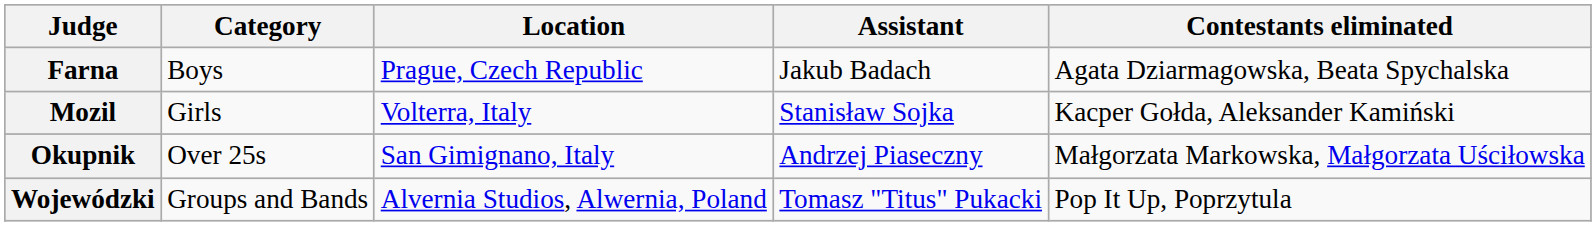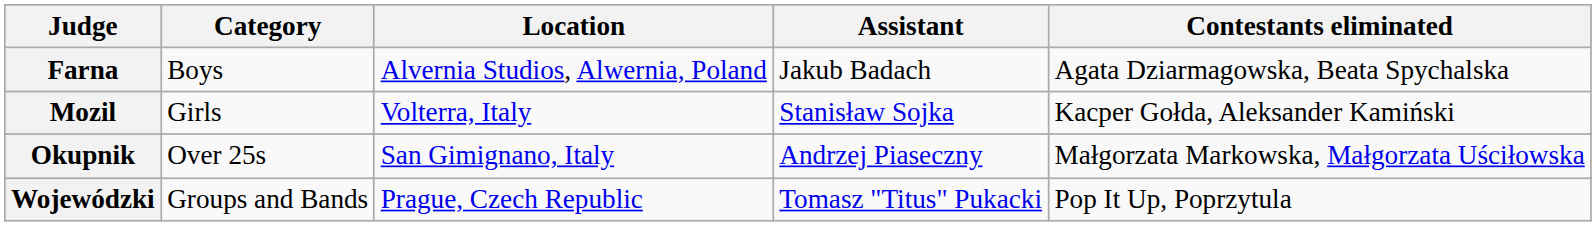(512, 69) Prague, Czech Republic -> (574, 69) Alvernia Studios, Alwernia, Poland
(574, 198) Alvernia Studios, Alwernia, Poland -> (512, 198) Prague, Czech Republic
